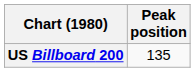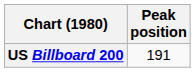(159, 55) 135 -> (159, 55) 191
